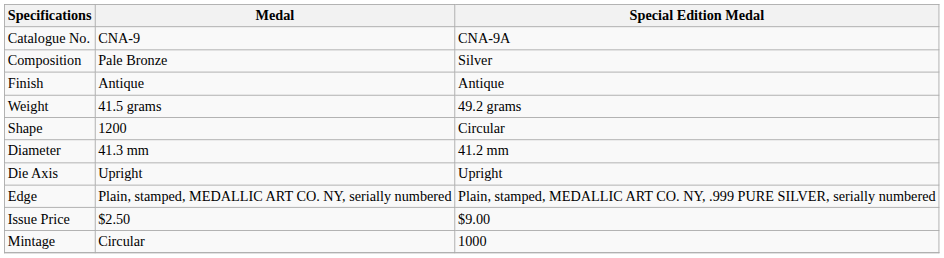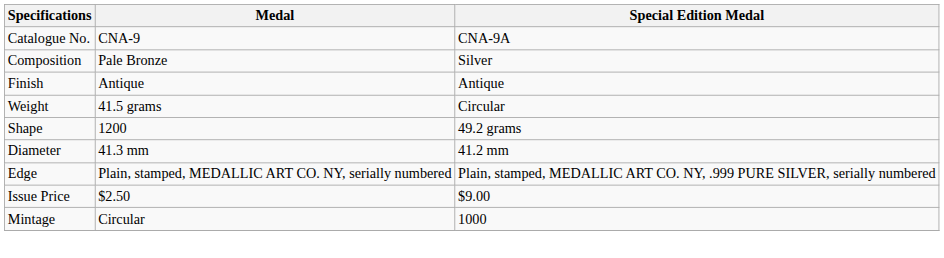(490, 106) 49.2 grams -> (481, 106) Circular
(481, 128) Circular -> (490, 128) 49.2 grams
- row: (33, 173)
